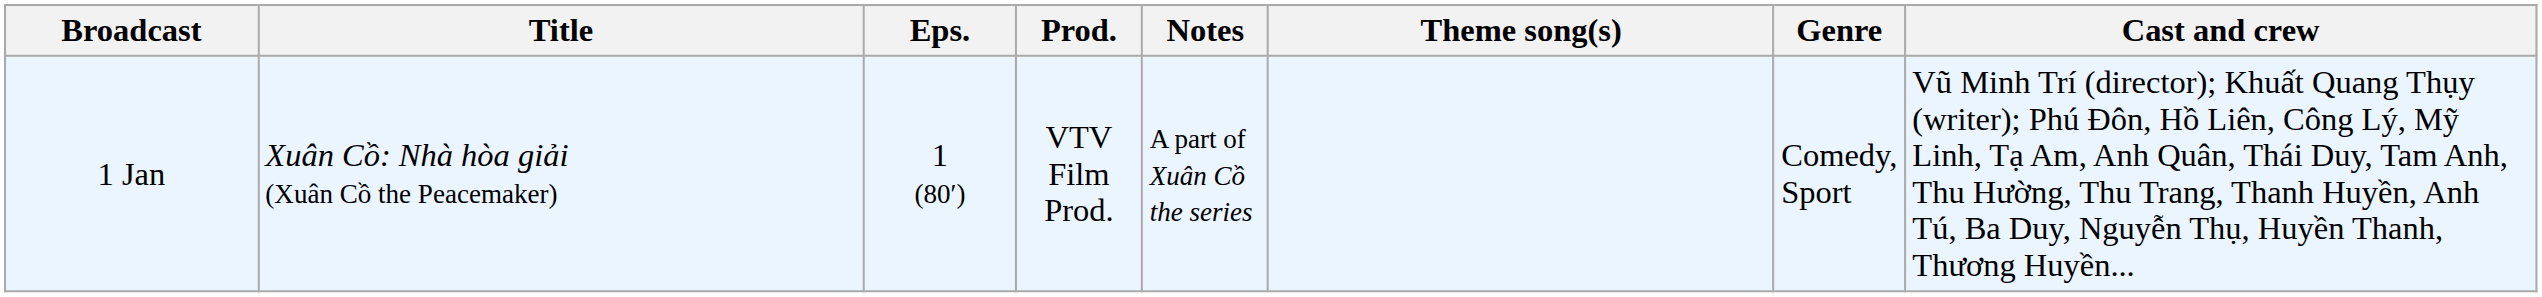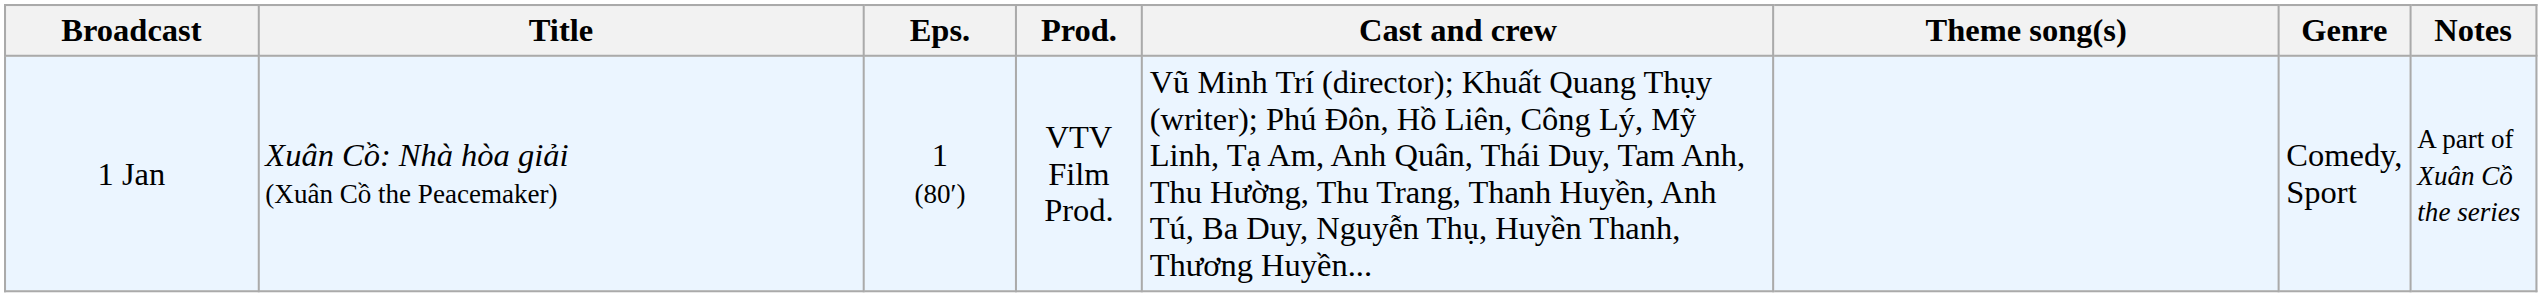columns swapped: (2221, 30) <-> (1205, 30)
